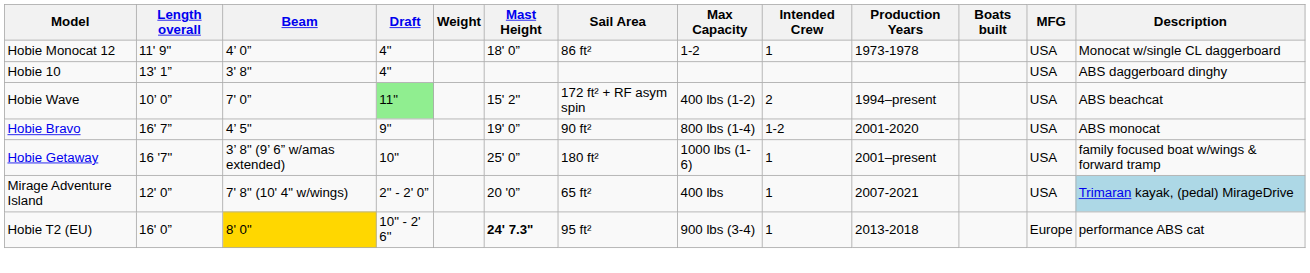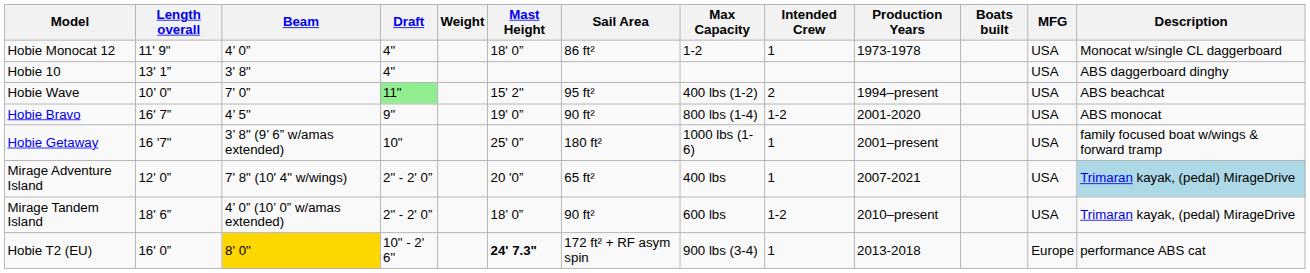(614, 100) 172 ft² + RF asym spin -> (579, 93) 95 ft²
+ row: (53, 214)
(576, 229) 95 ft² -> (617, 250) 172 ft² + RF asym spin
